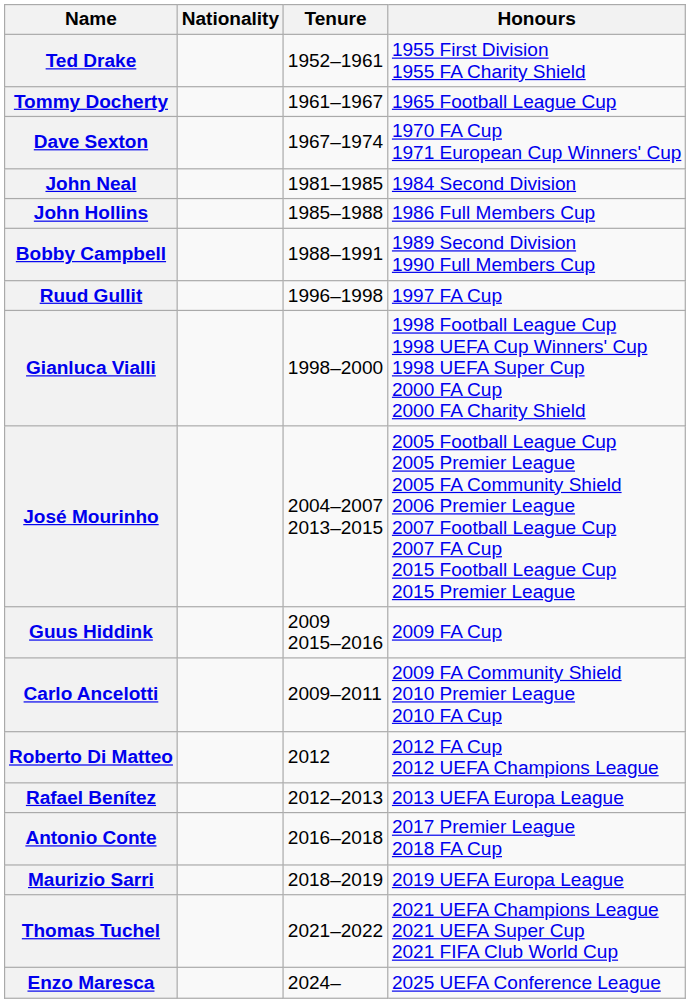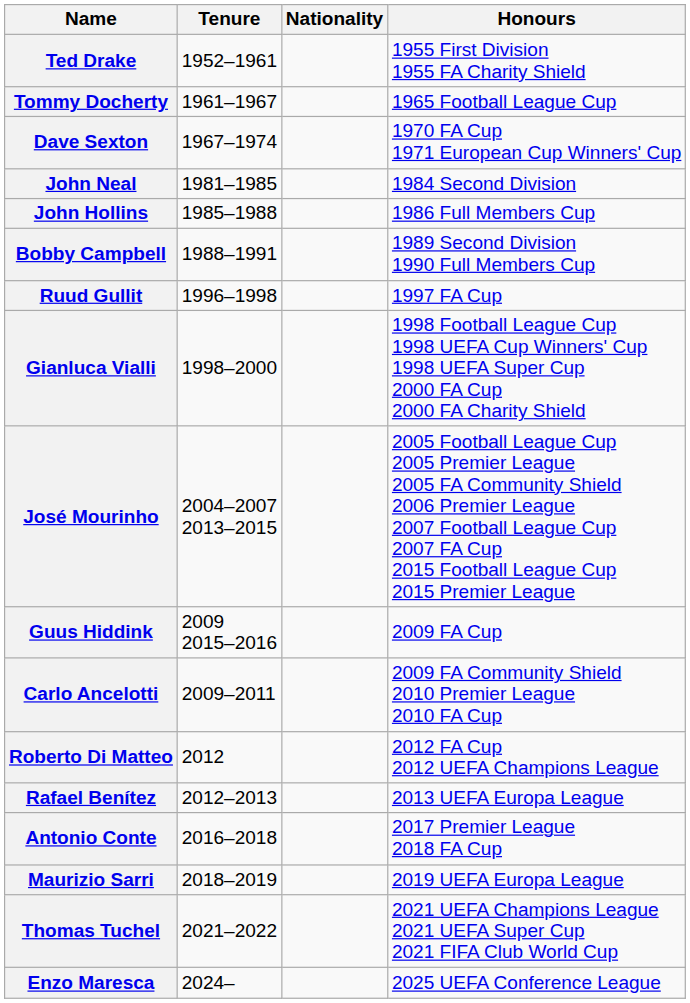columns swapped: (230, 19) <-> (335, 19)
